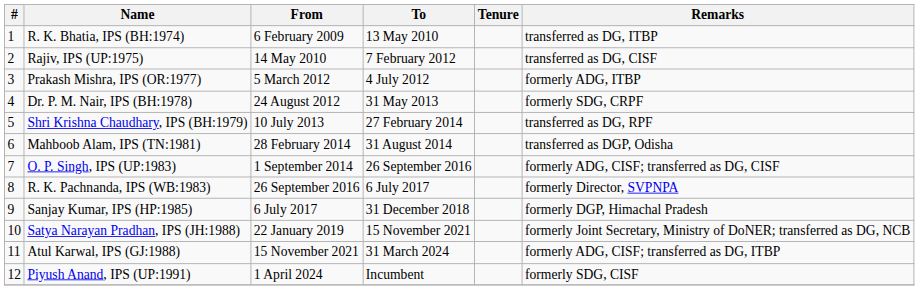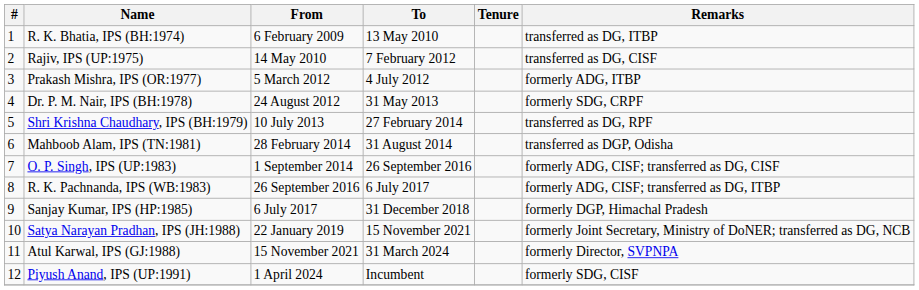(602, 187) formerly Director, SVPNPA -> (653, 187) formerly ADG, CISF; transferred as DG, ITBP
(653, 252) formerly ADG, CISF; transferred as DG, ITBP -> (602, 252) formerly Director, SVPNPA
